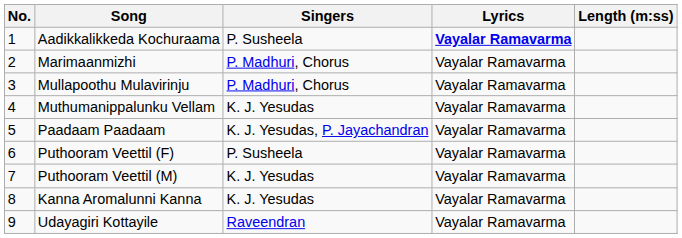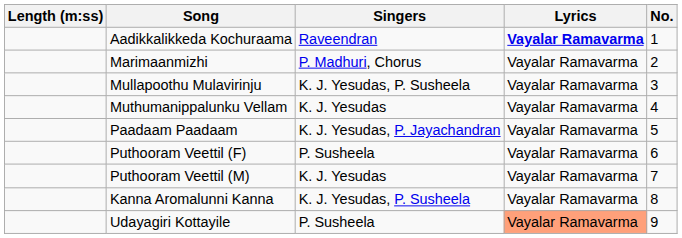columns swapped: (19, 16) <-> (626, 16)
(265, 39) P. Susheela -> (338, 39) Raveendran
(288, 85) P. Madhuri, Chorus -> (384, 85) K. J. Yesudas, P. Susheela
(270, 199) K. J. Yesudas -> (384, 199) K. J. Yesudas, P. Susheela
(266, 222) Raveendran -> (337, 222) P. Susheela
(500, 222) no background -> (573, 222) lightsalmon background
